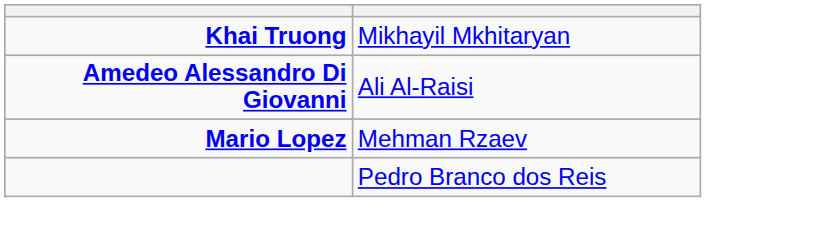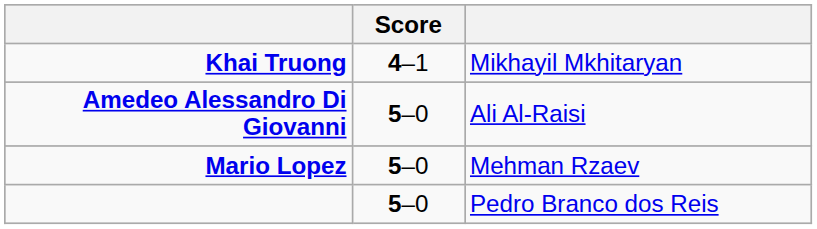+ column: (408, 24)
